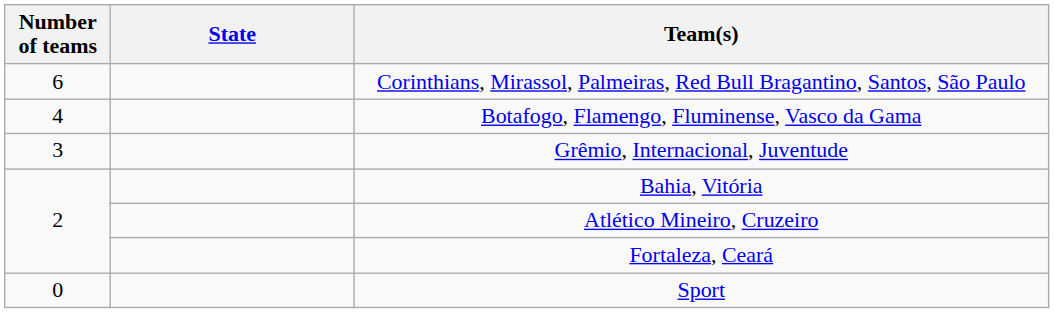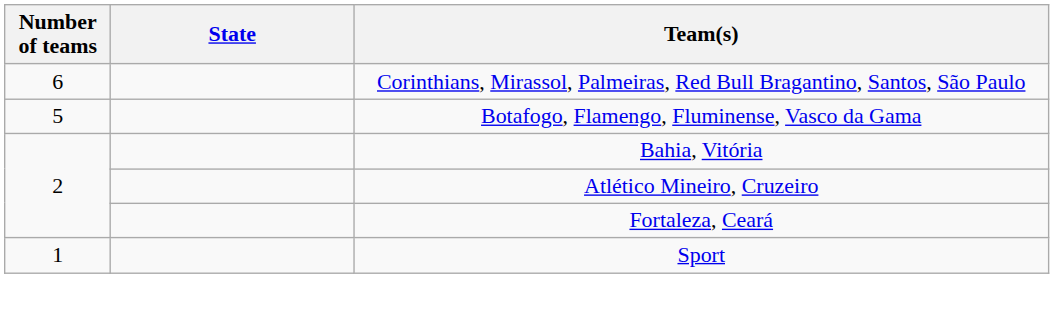(58, 116) 4 -> (58, 116) 5
- row: (701, 150)
(58, 289) 0 -> (58, 255) 1
